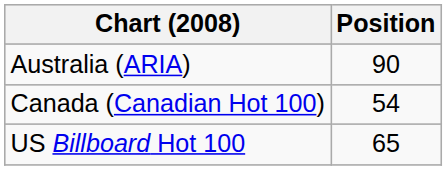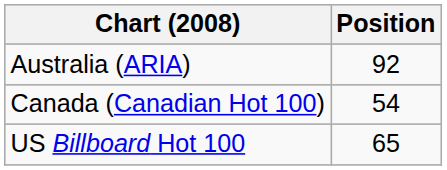(386, 64) 90 -> (386, 64) 92
